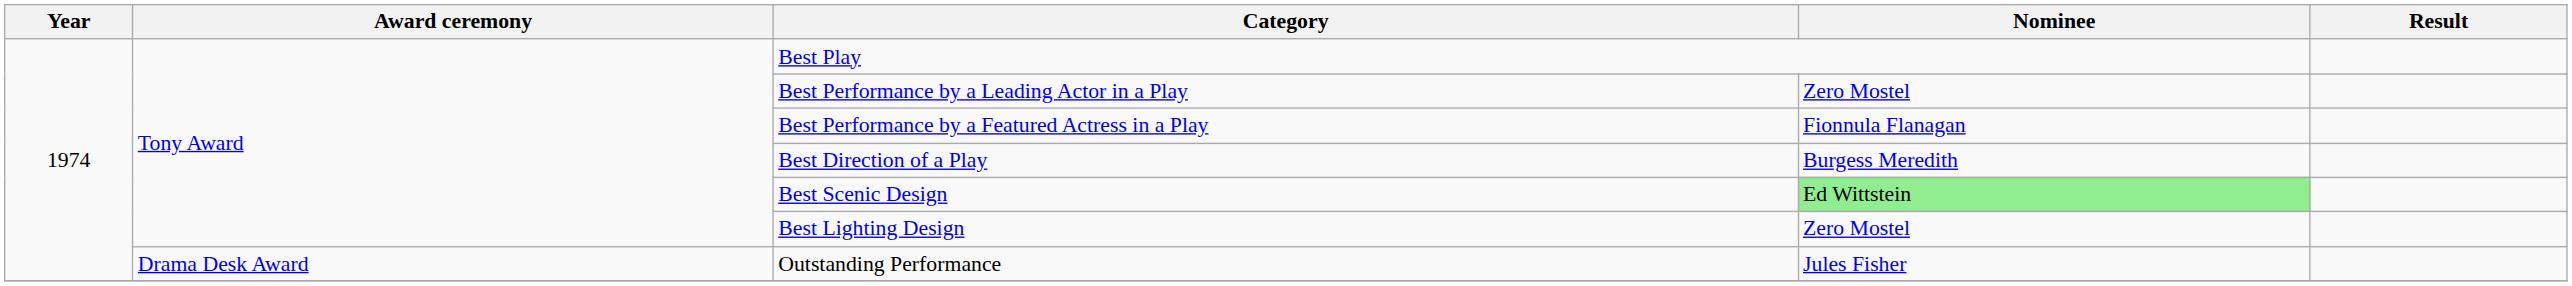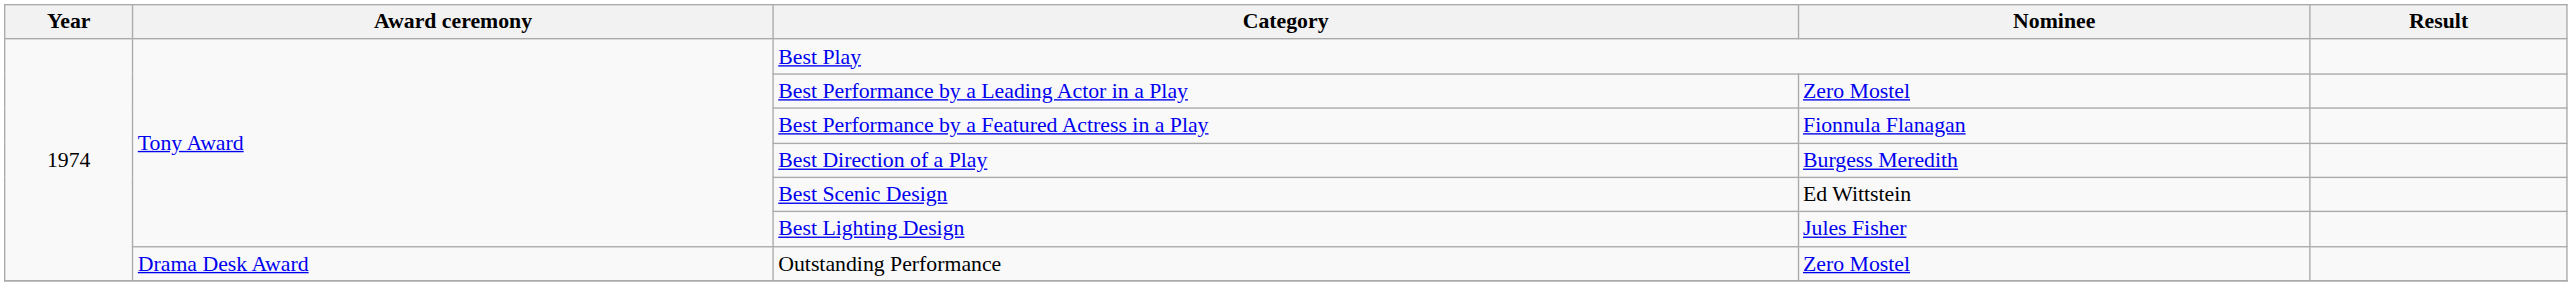(1857, 194) lightgreen background -> (1857, 194) no background
(1857, 228) Zero Mostel -> (1855, 228) Jules Fisher
(1855, 263) Jules Fisher -> (1857, 263) Zero Mostel
